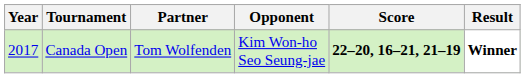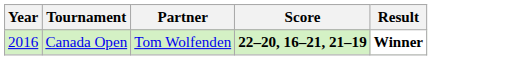- column: (282, 17)
(23, 51) 2017 -> (23, 42) 2016
